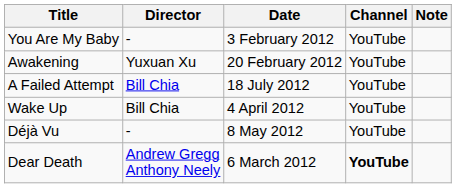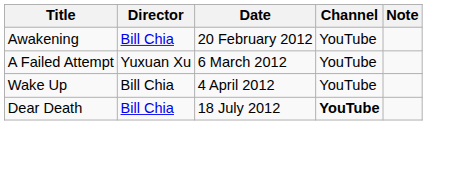- row: (63, 39)
(161, 62) Yuxuan Xu -> (147, 39) Bill Chia
(152, 85) Bill Chia -> (156, 62) Yuxuan Xu
(268, 85) 18 July 2012 -> (242, 62) 6 March 2012
- row: (33, 131)
(173, 162) Andrew Gregg Anthony Neely -> (147, 108) Bill Chia
(272, 162) 6 March 2012 -> (239, 108) 18 July 2012
